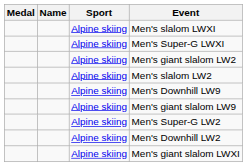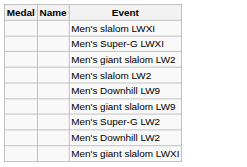- column: (99, 13)
